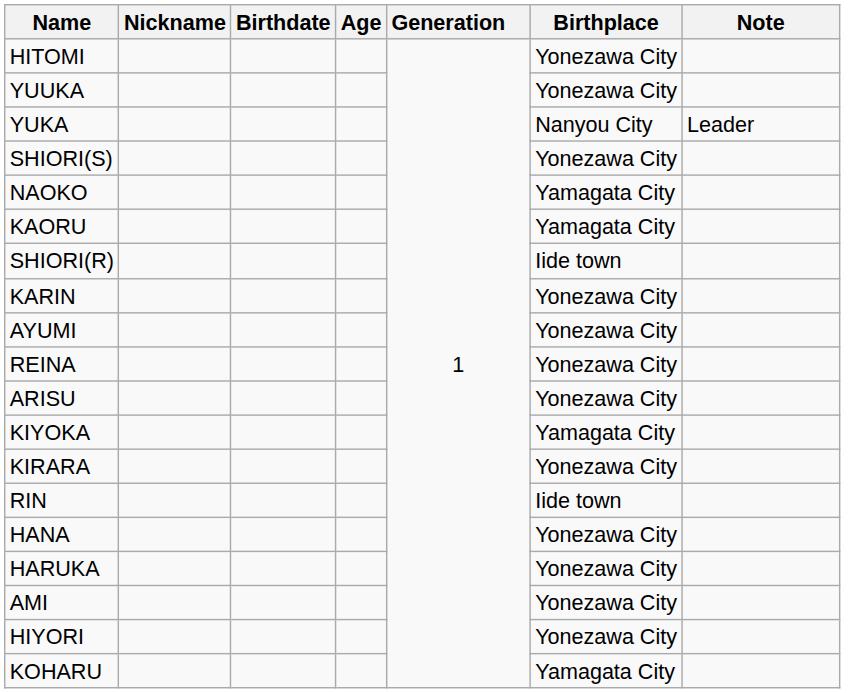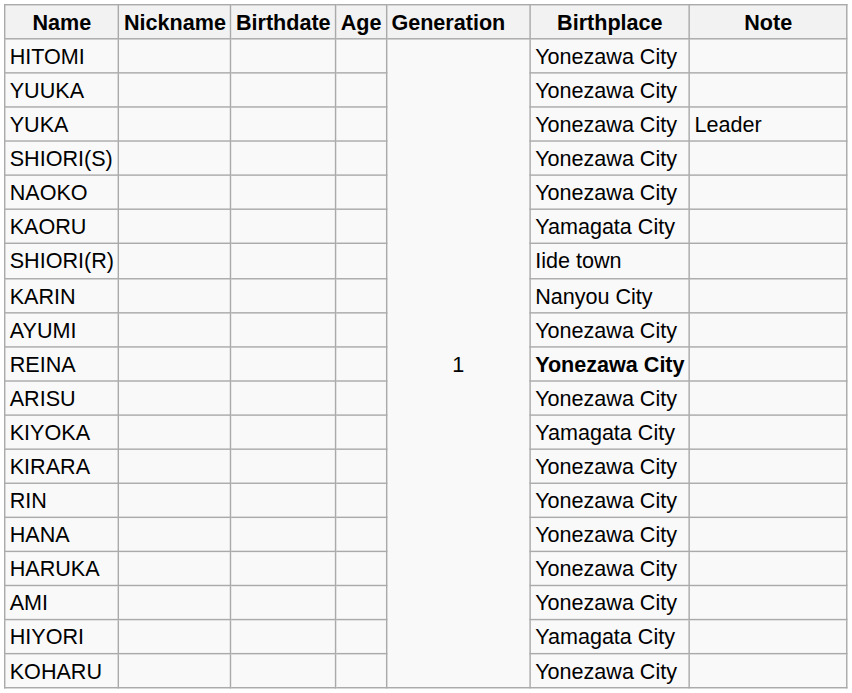(594, 124) Nanyou City -> (606, 124) Yonezawa City
(605, 193) Yamagata City -> (606, 193) Yonezawa City
(606, 295) Yonezawa City -> (594, 295) Nanyou City
(606, 364) normal -> (610, 364) bold
(578, 500) Iide town -> (606, 500) Yonezawa City
(606, 637) Yonezawa City -> (605, 637) Yamagata City
(605, 671) Yamagata City -> (606, 671) Yonezawa City
